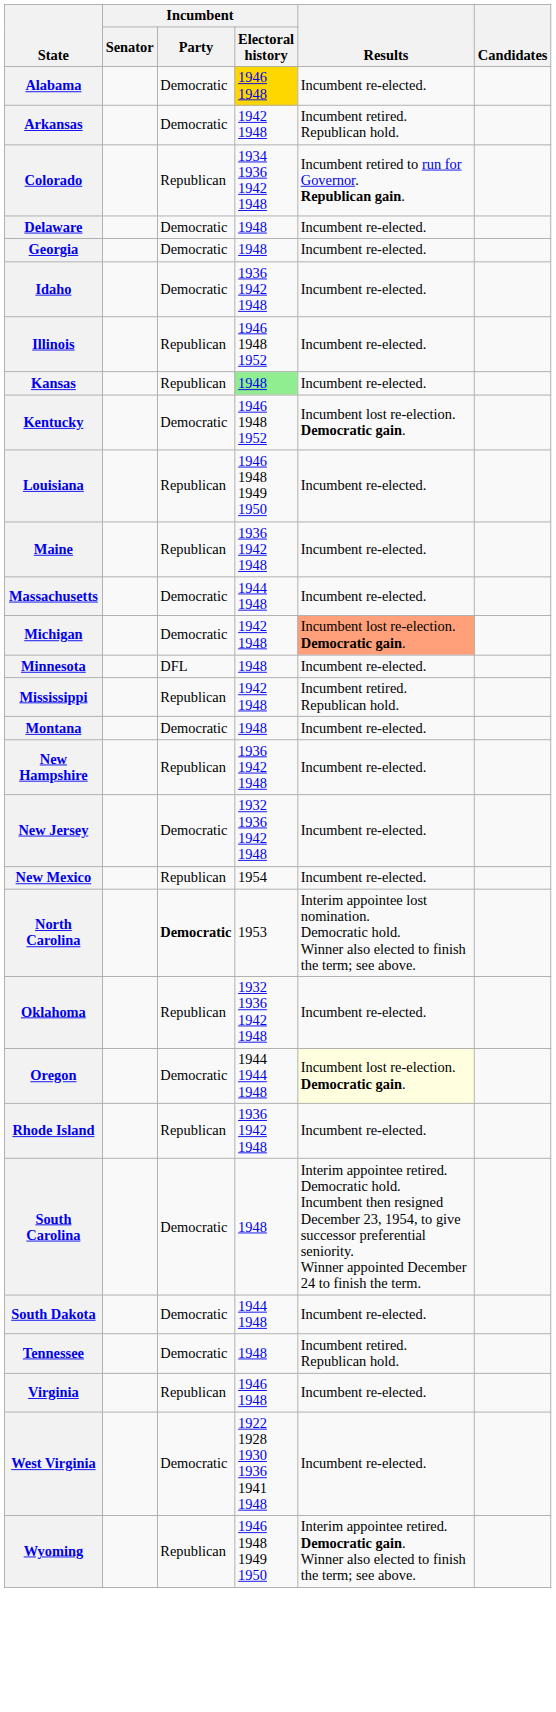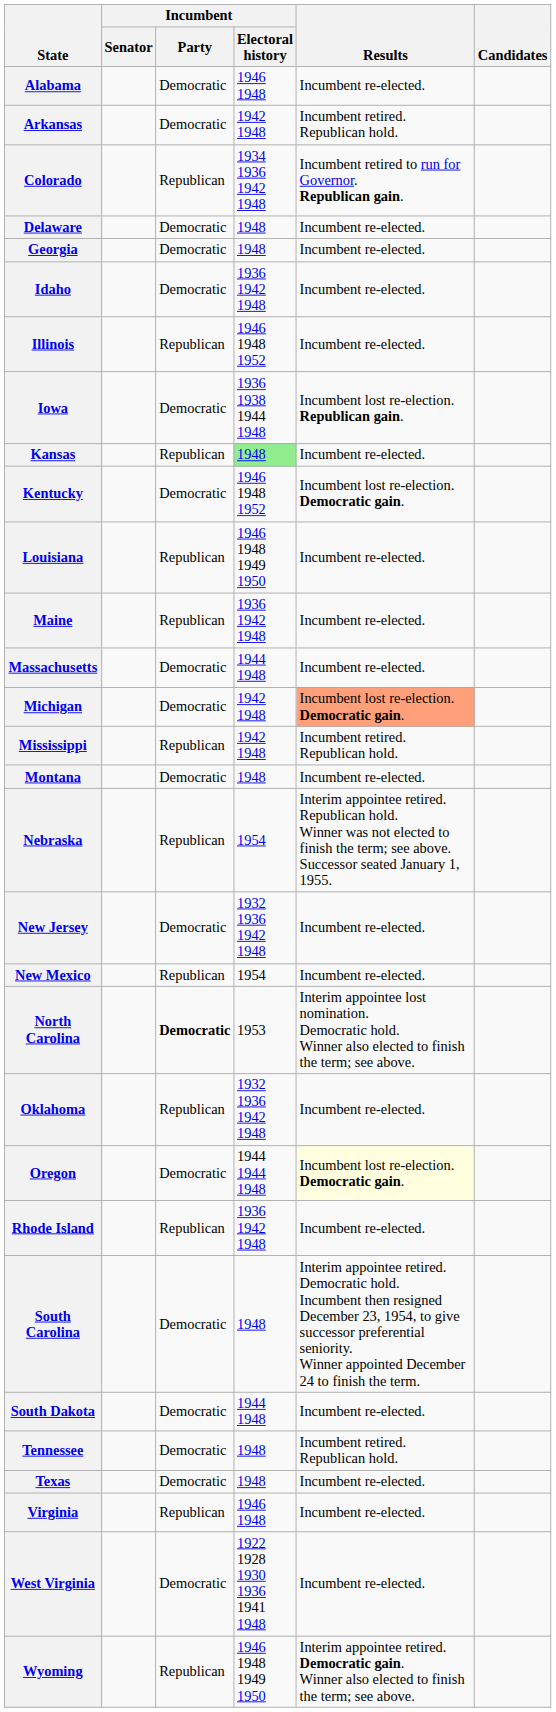(253, 85) gold background -> (251, 85) no background
+ row: (53, 407)
- row: (53, 666)
+ row: (53, 840)
- row: (53, 767)
+ row: (53, 1481)
